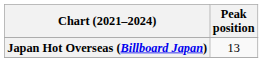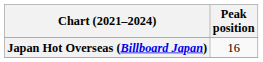(234, 47) 13 -> (234, 47) 16
